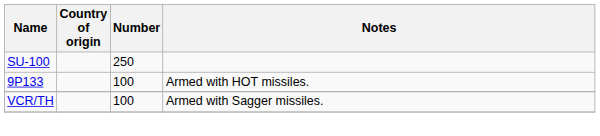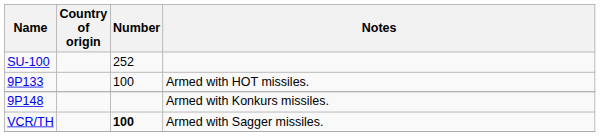(123, 62) 250 -> (123, 62) 252
+ row: (25, 101)
(123, 101) normal -> (123, 121) bold
